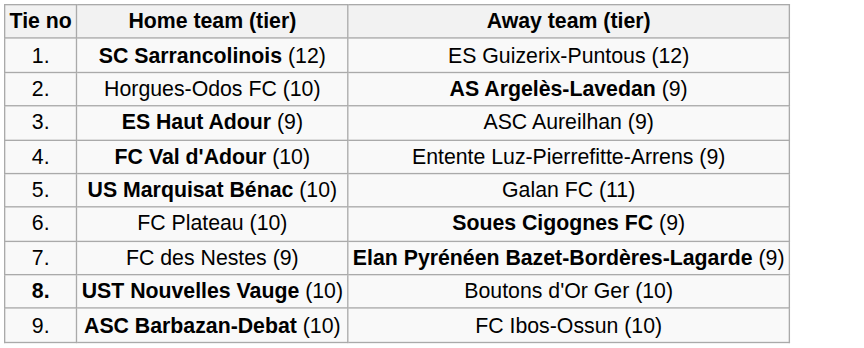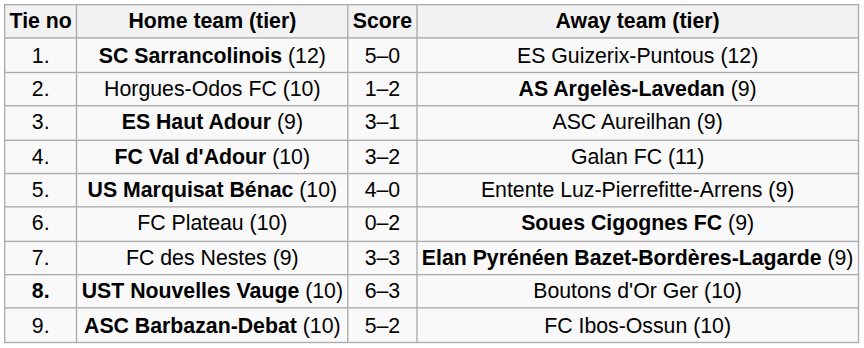+ column: (382, 21)
(569, 156) Entente Luz-Pierrefitte-Arrens (9) -> (638, 156) Galan FC (11)
(569, 190) Galan FC (11) -> (638, 190) Entente Luz-Pierrefitte-Arrens (9)
